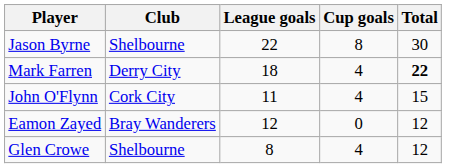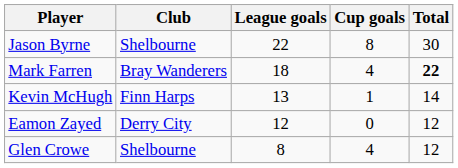(145, 70) Derry City -> (173, 70) Bray Wanderers
- row: (53, 96)
+ row: (60, 96)
(162, 123) Bray Wanderers -> (156, 123) Derry City
